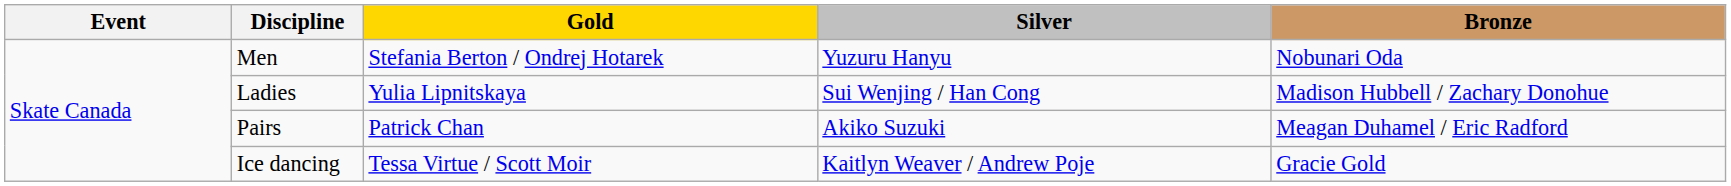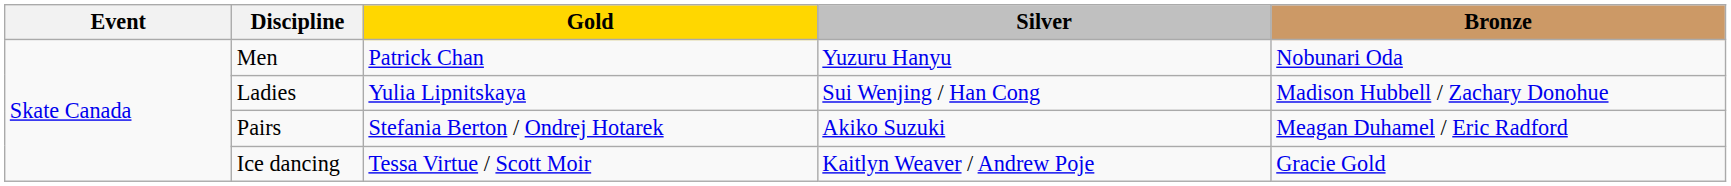(516, 57) Stefania Berton / Ondrej Hotarek -> (426, 57) Patrick Chan
(426, 127) Patrick Chan -> (516, 127) Stefania Berton / Ondrej Hotarek
